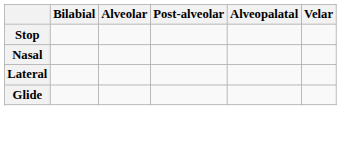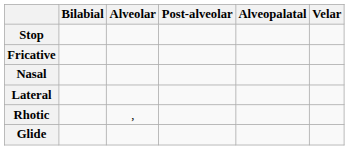+ row: (32, 54)
+ row: (32, 114)
